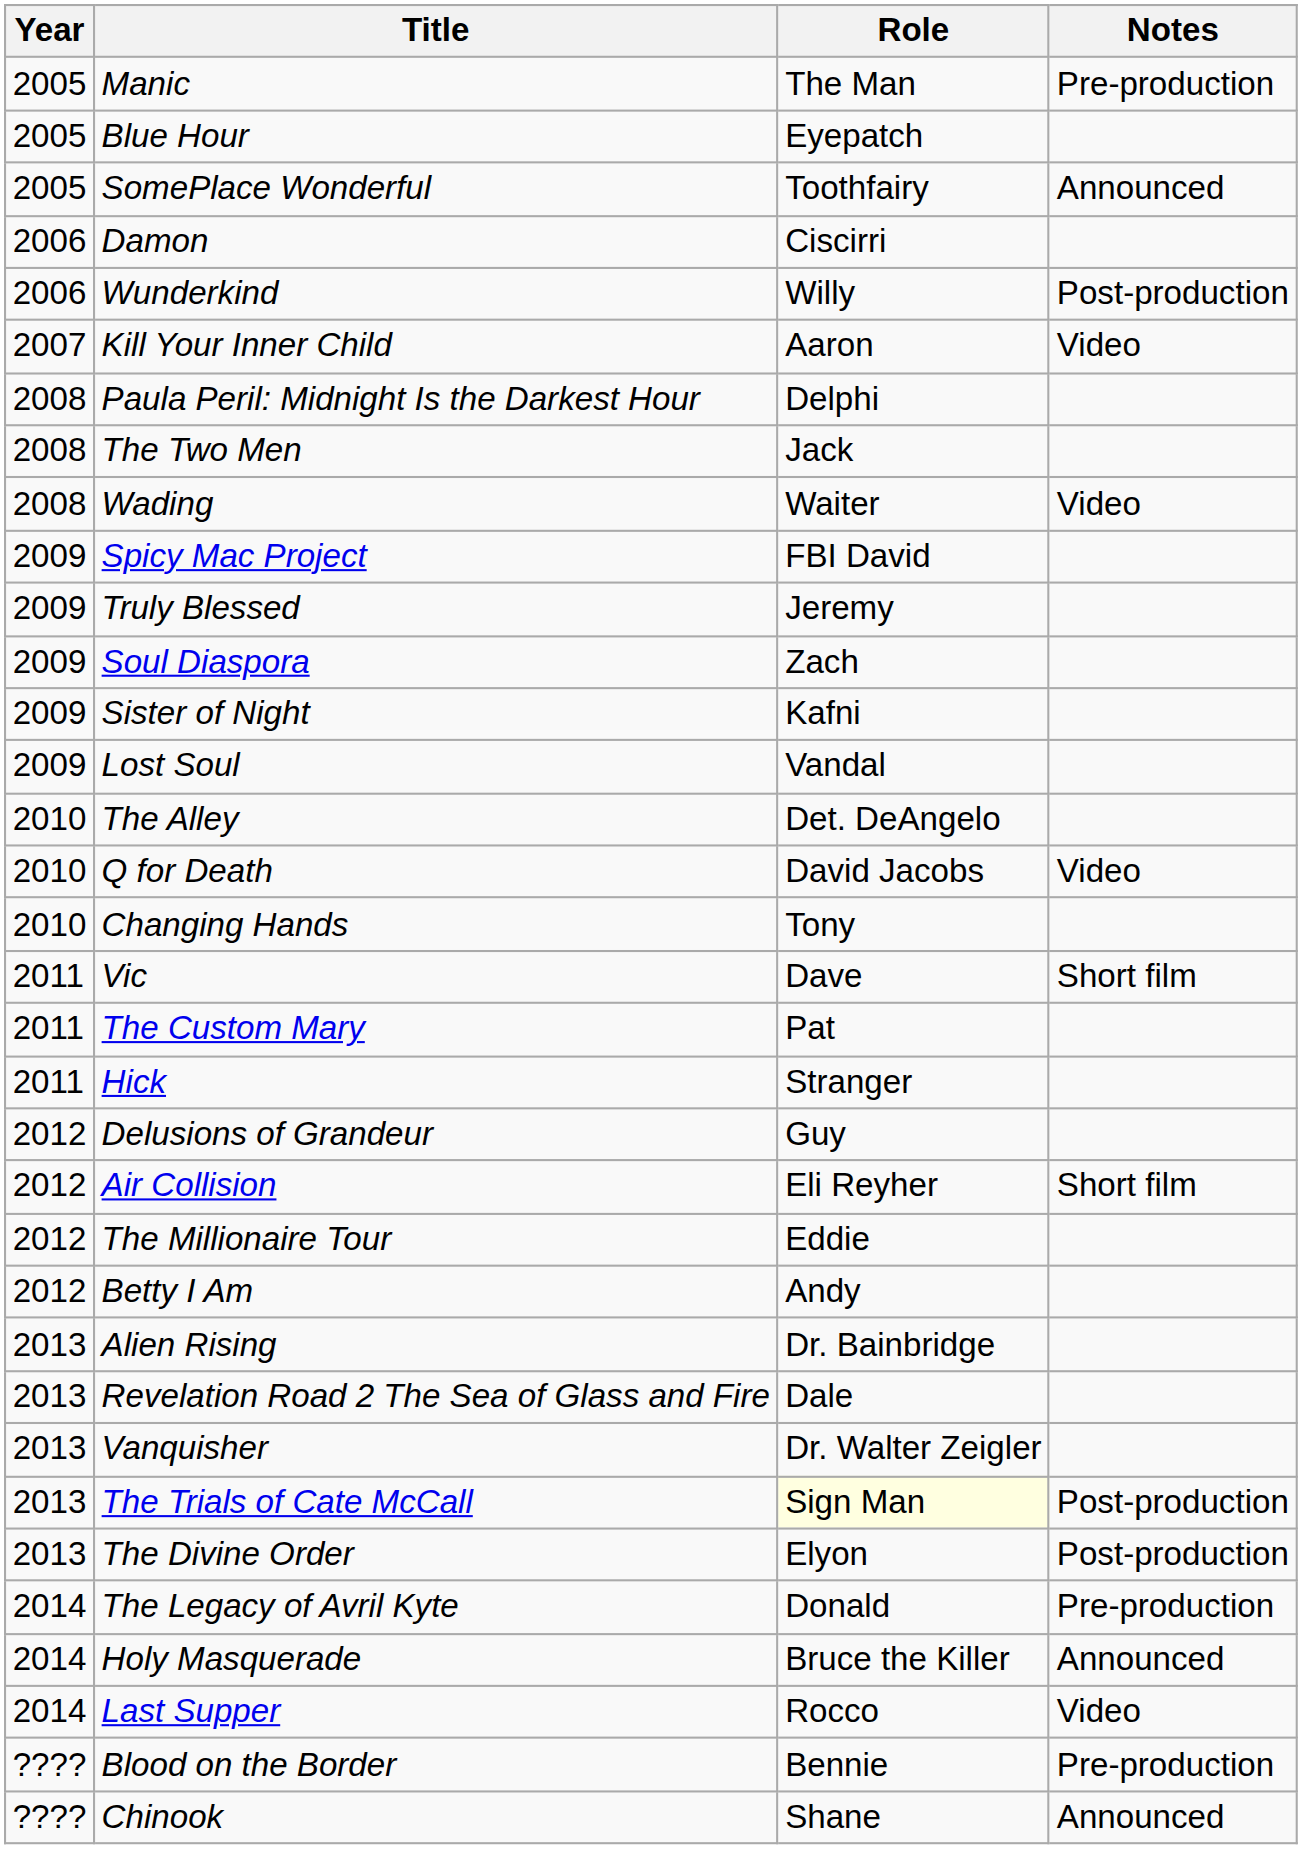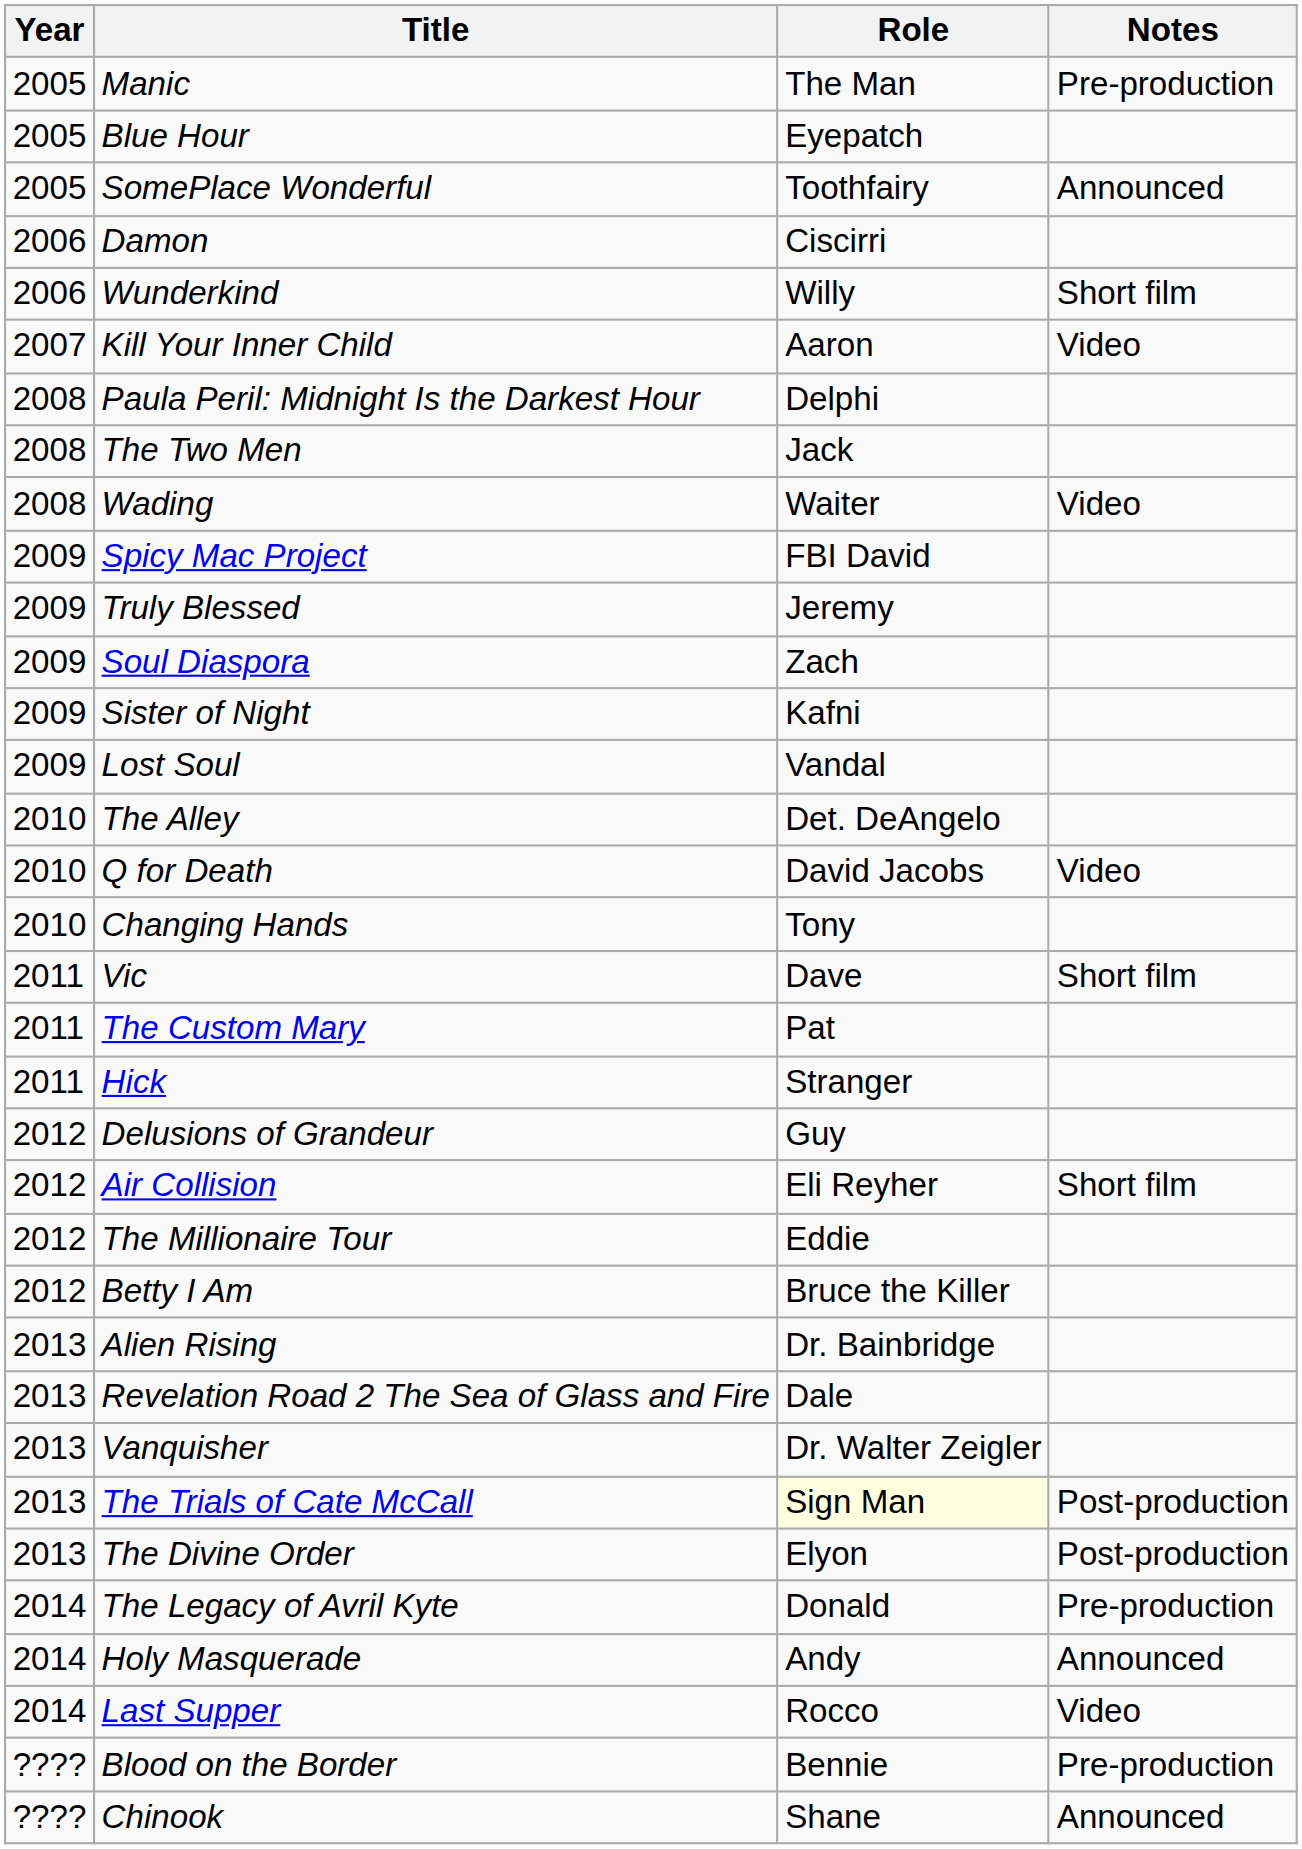(1173, 293) Post-production -> (1127, 293) Short film
(823, 1291) Andy -> (897, 1291) Bruce the Killer
(897, 1659) Bruce the Killer -> (823, 1659) Andy
